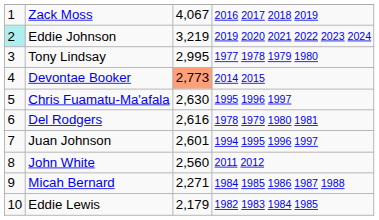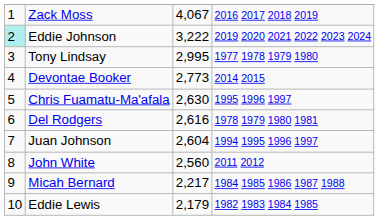(192, 36) 3,219 -> (192, 36) 3,222
(192, 78) lightsalmon background -> (192, 78) no background
(192, 141) 2,601 -> (192, 141) 2,604
(192, 183) 2,271 -> (192, 183) 2,217
